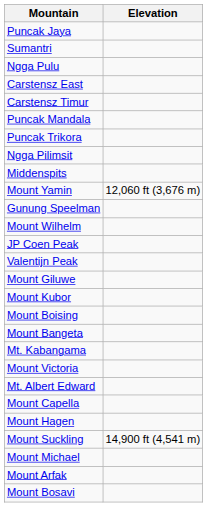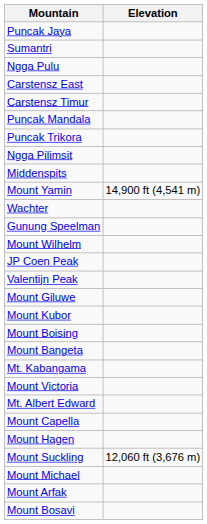(153, 191) 12,060 ft (3,676 m) -> (153, 191) 14,900 ft (4,541 m)
+ row: (28, 208)
(153, 439) 14,900 ft (4,541 m) -> (153, 457) 12,060 ft (3,676 m)
